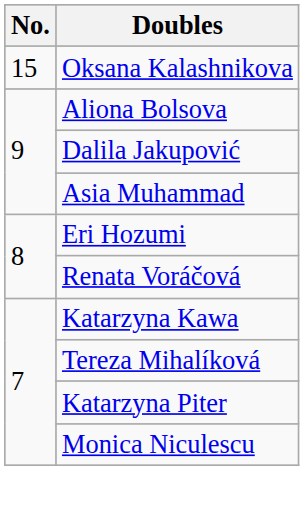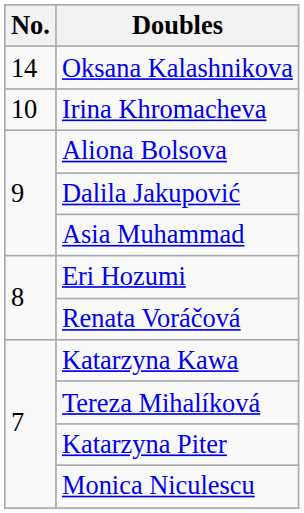(24, 67) 15 -> (24, 67) 14
+ row: (164, 109)
